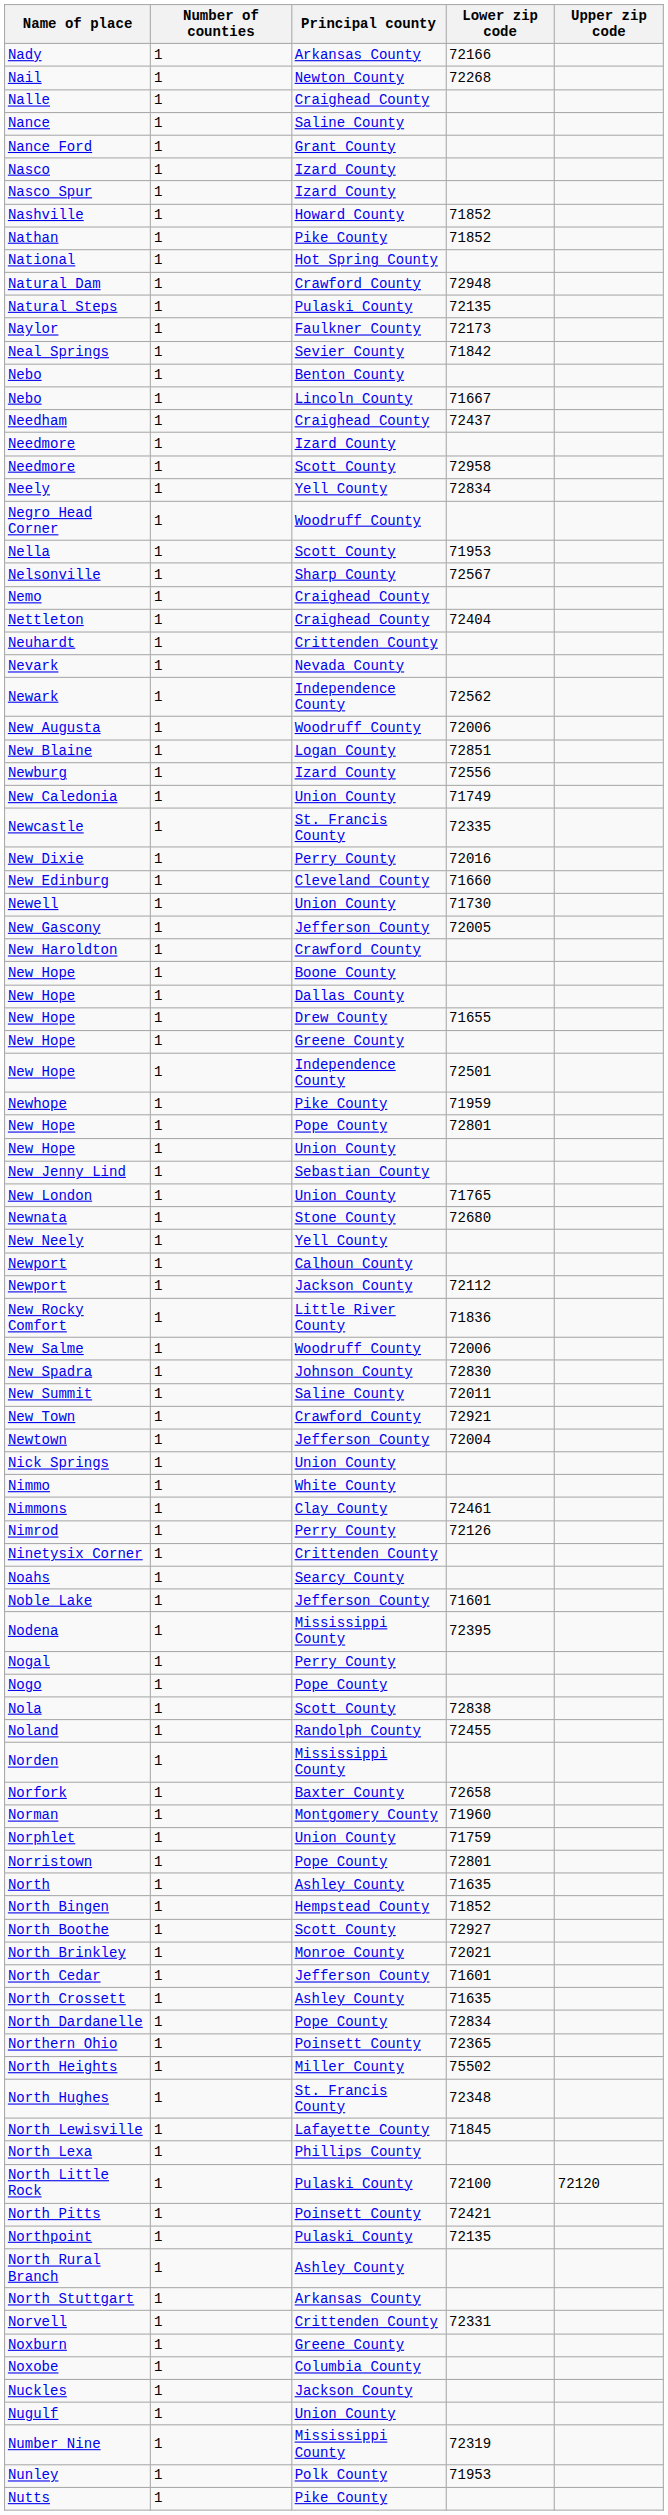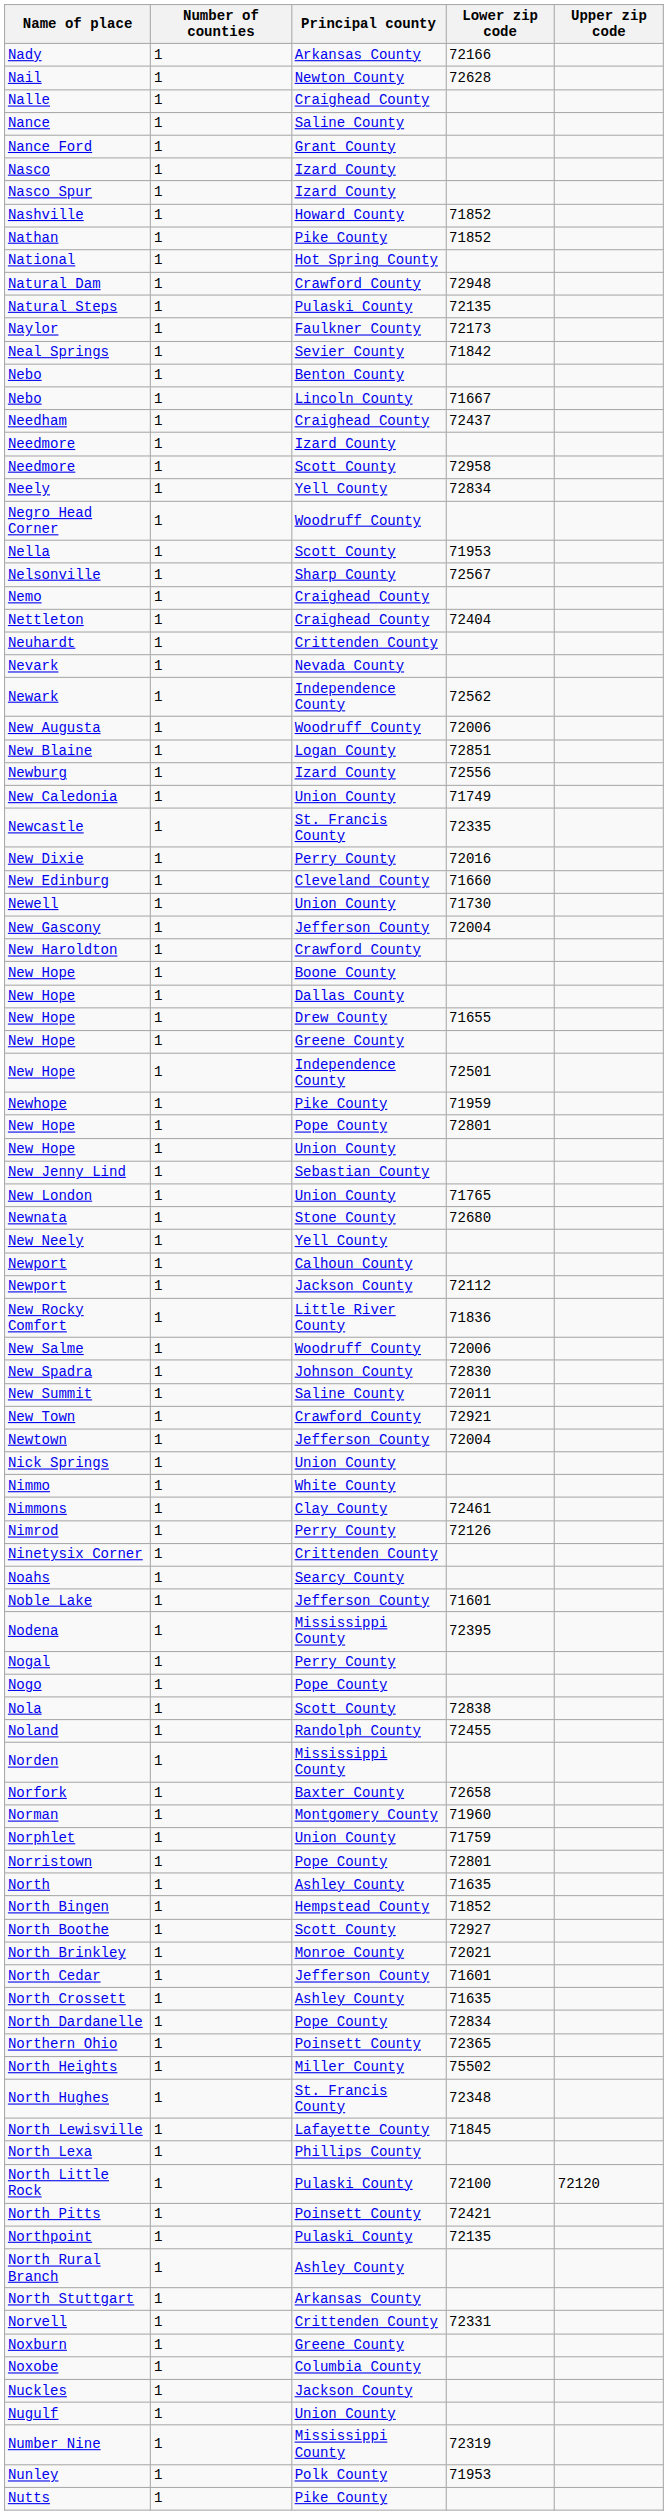(470, 78) 72268 -> (470, 78) 72628
(470, 927) 72005 -> (470, 927) 72004
